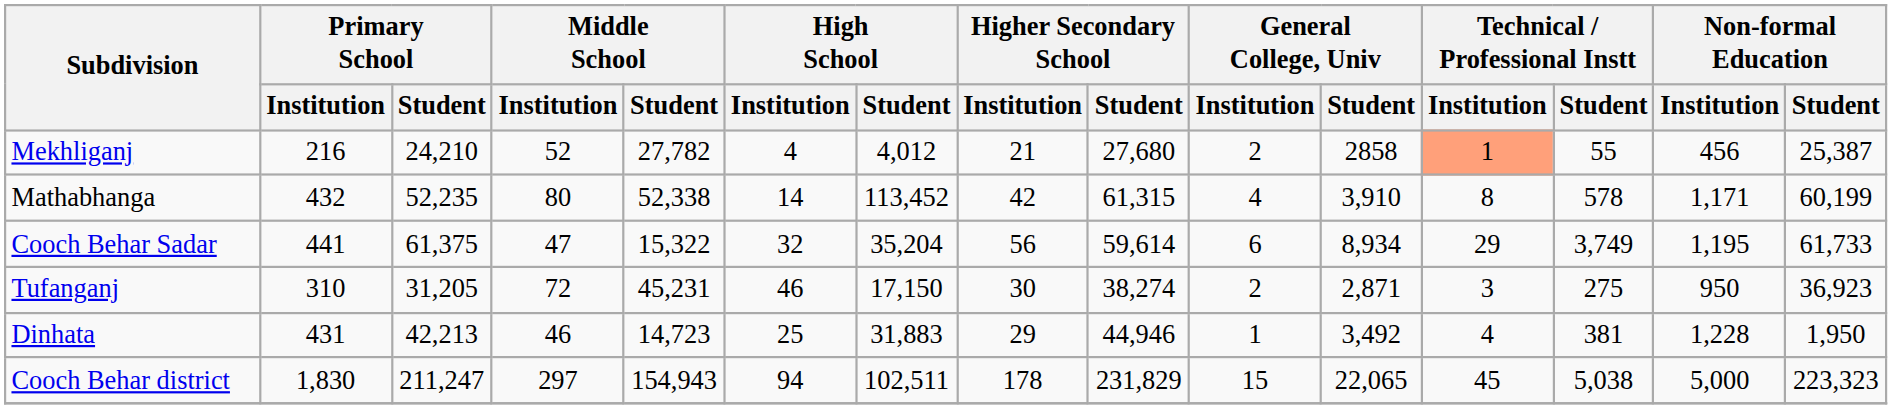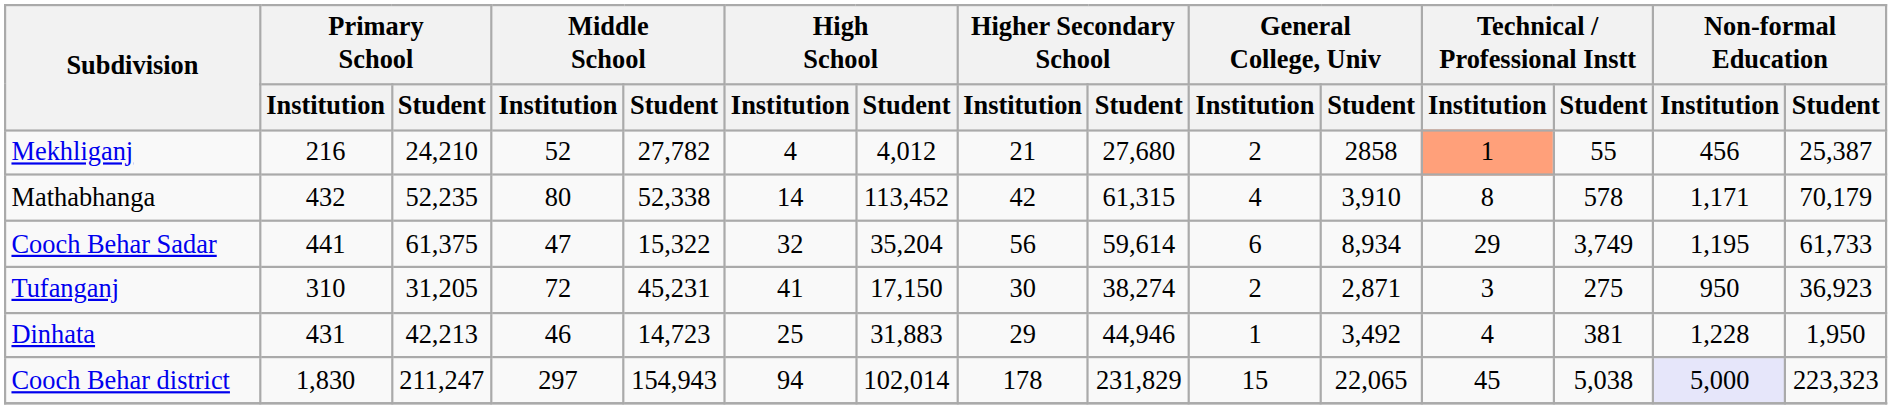(1836, 197) 60,199 -> (1836, 197) 70,179
(790, 288) 46 -> (790, 288) 41
(906, 380) 102,511 -> (906, 380) 102,014
(1720, 380) no background -> (1720, 380) lavender background
